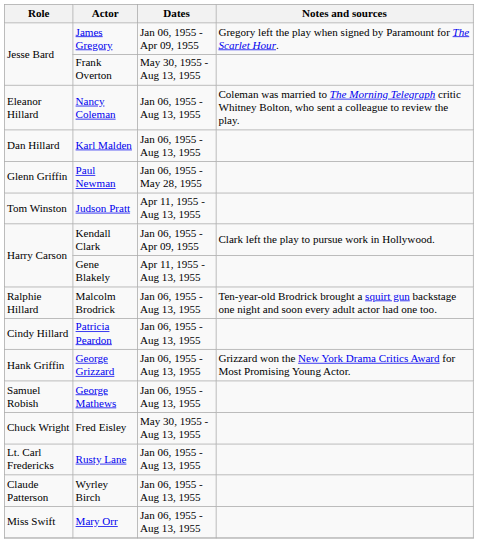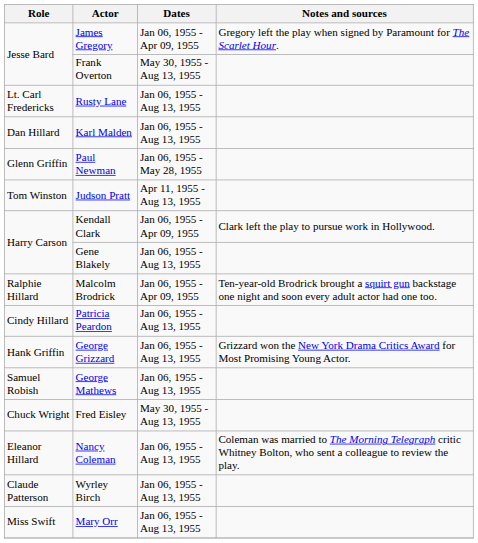rows swapped: (96, 108) <-> (101, 459)
(172, 271) Apr 11, 1955 - Aug 13, 1955 -> (171, 258) Jan 06, 1955 - Aug 13, 1955
(171, 302) Jan 06, 1955 - Aug 13, 1955 -> (171, 289) Jan 06, 1955 - Apr 09, 1955
